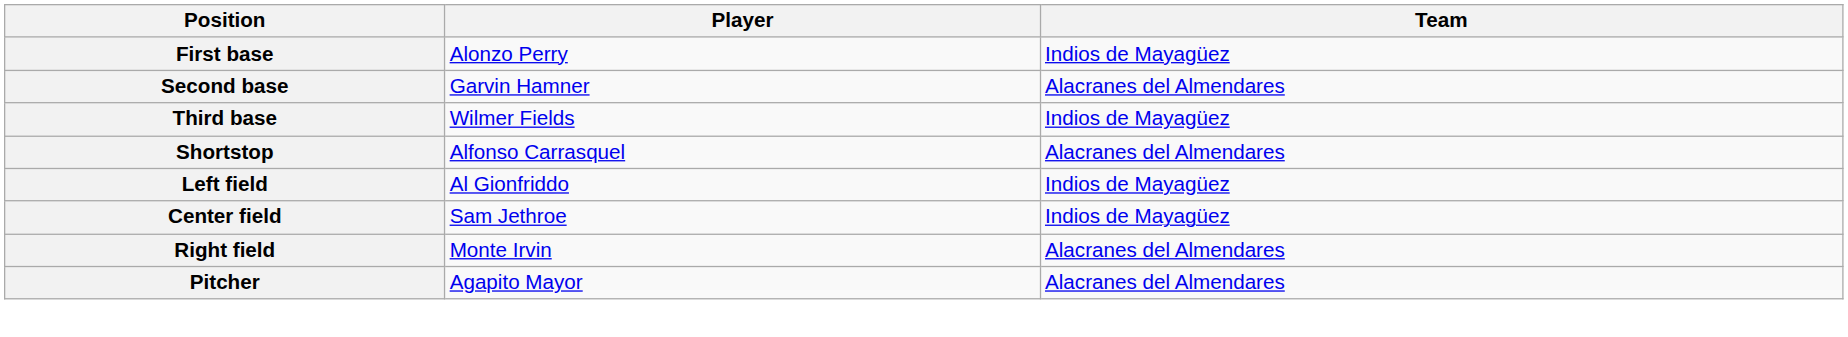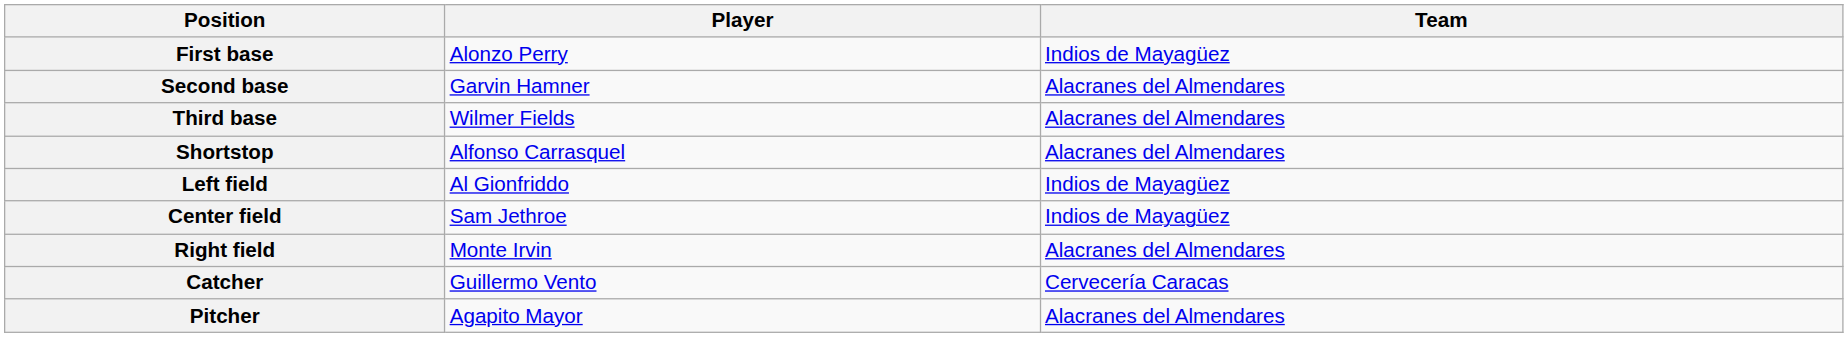(1137, 119) Indios de Mayagüez -> (1165, 119) Alacranes del Almendares
+ row: (225, 282)
